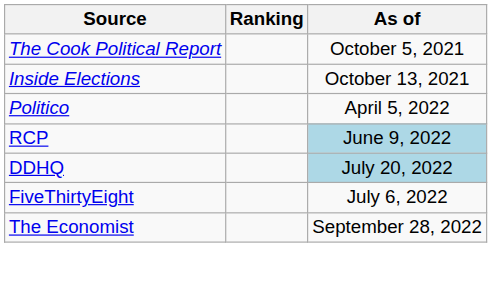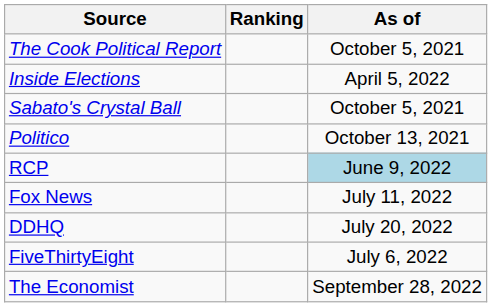(397, 78) October 13, 2021 -> (397, 78) April 5, 2022
+ row: (95, 108)
(397, 108) April 5, 2022 -> (397, 138) October 13, 2021
+ row: (51, 197)
(397, 167) lightblue background -> (397, 227) no background
